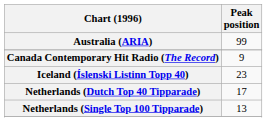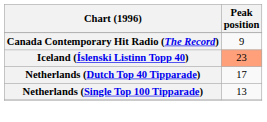- row: (113, 41)
(242, 74) no background -> (242, 58) lightsalmon background
